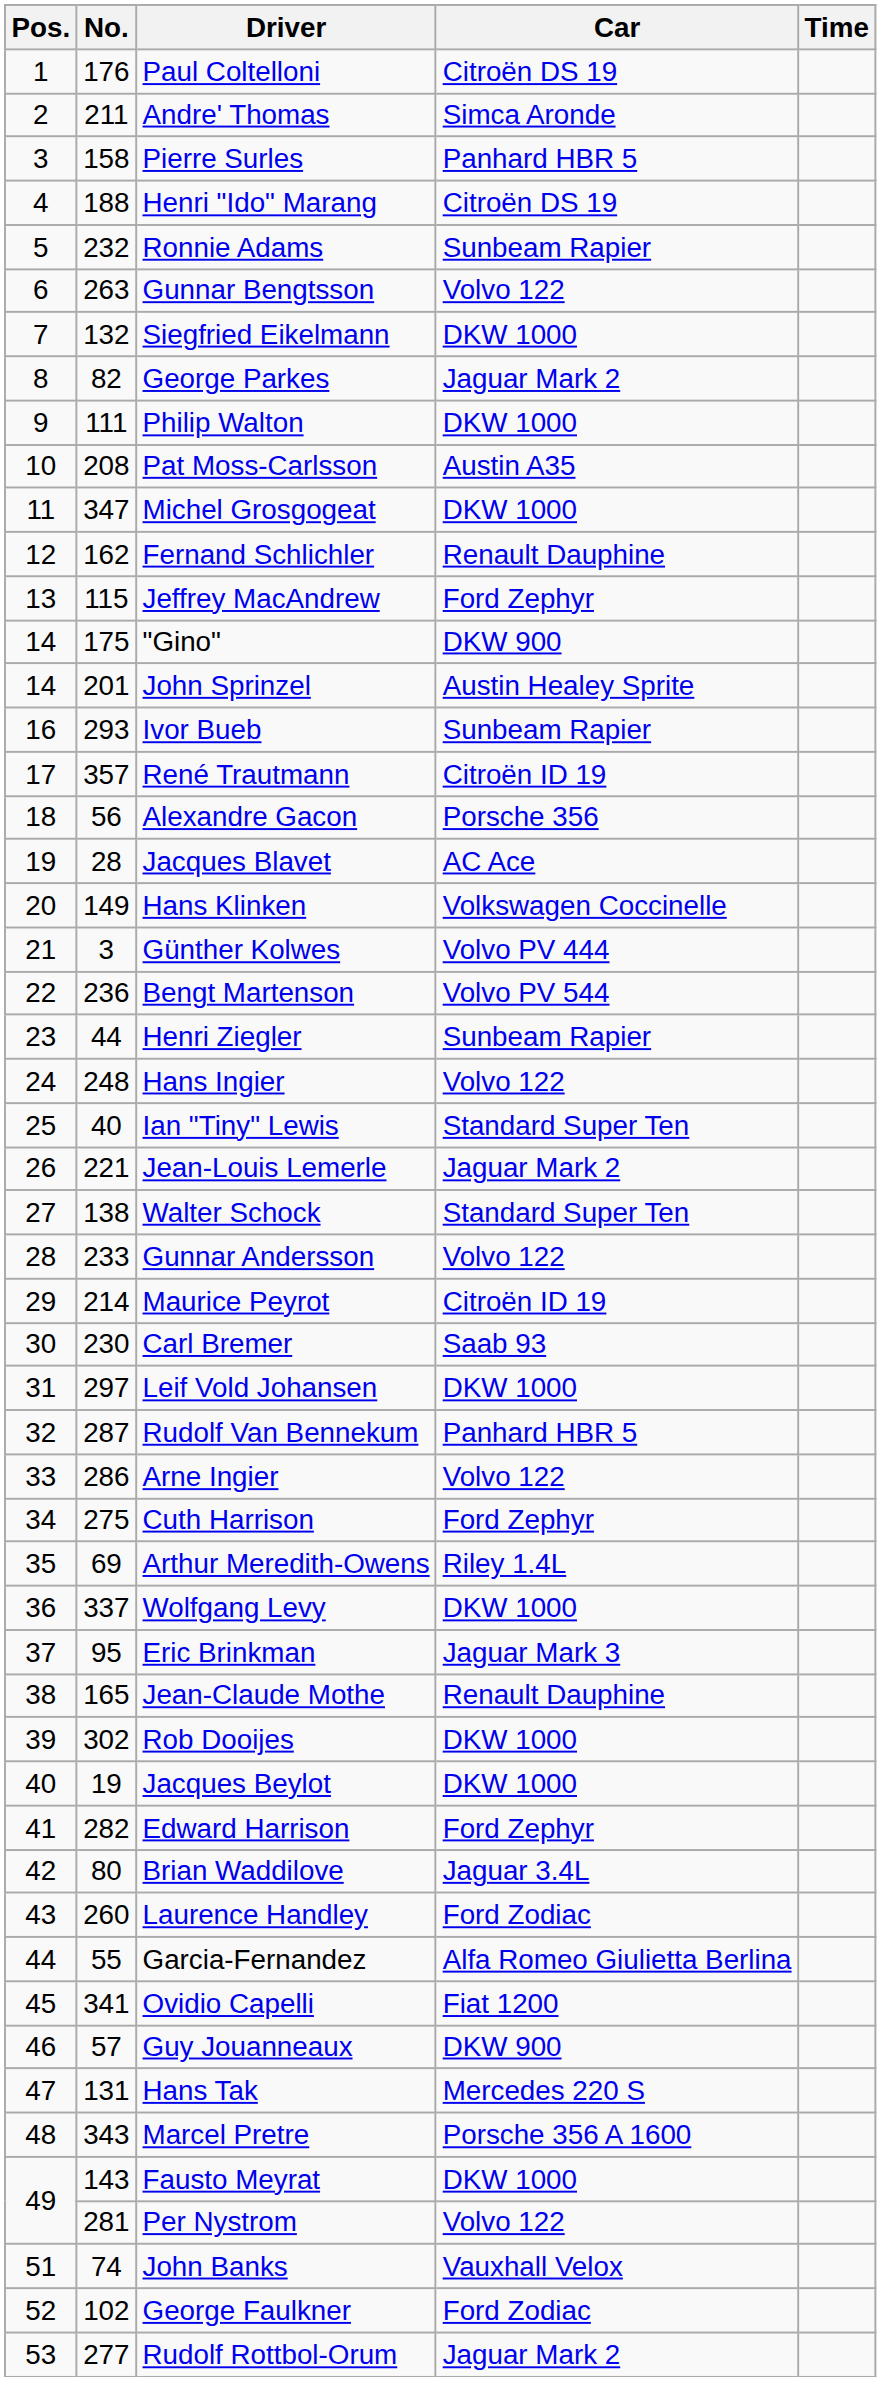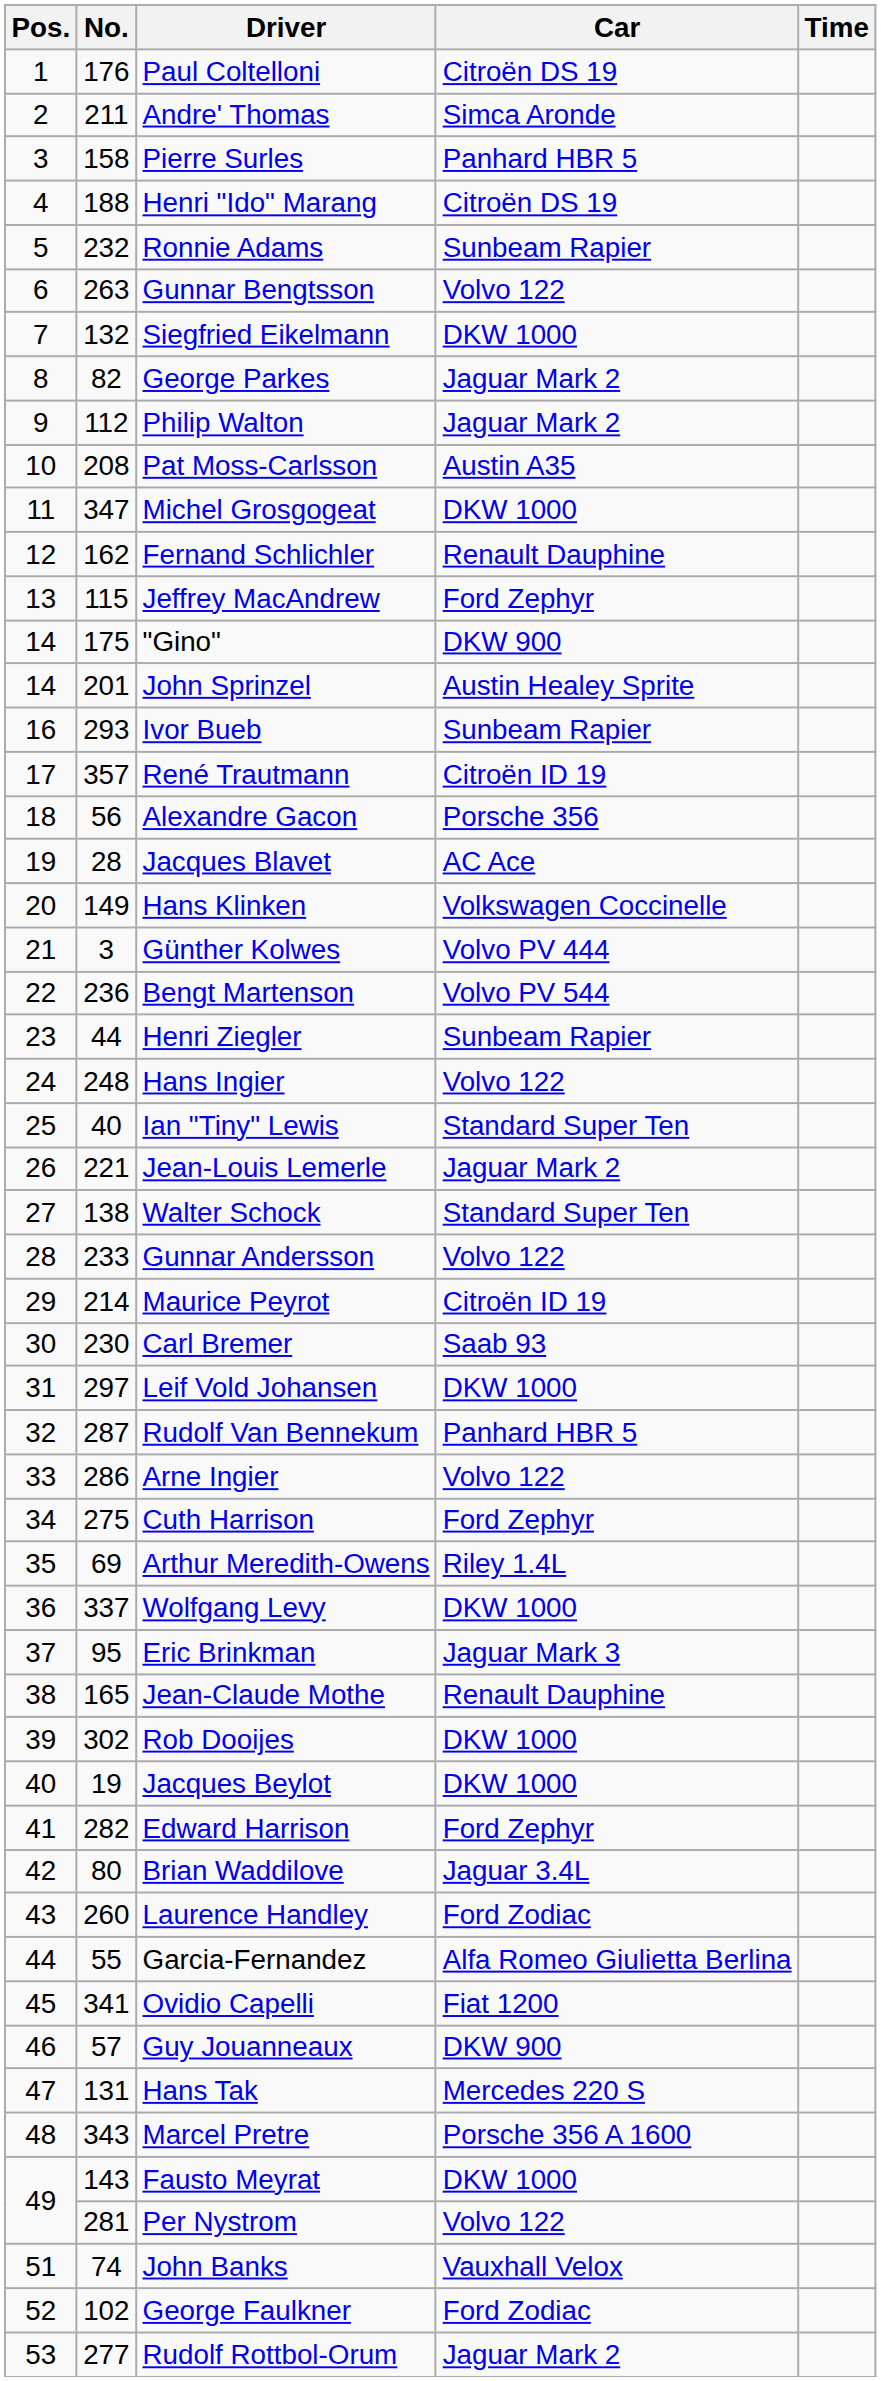(106, 422) 111 -> (106, 422) 112
(510, 422) DKW 1000 -> (531, 422) Jaguar Mark 2
